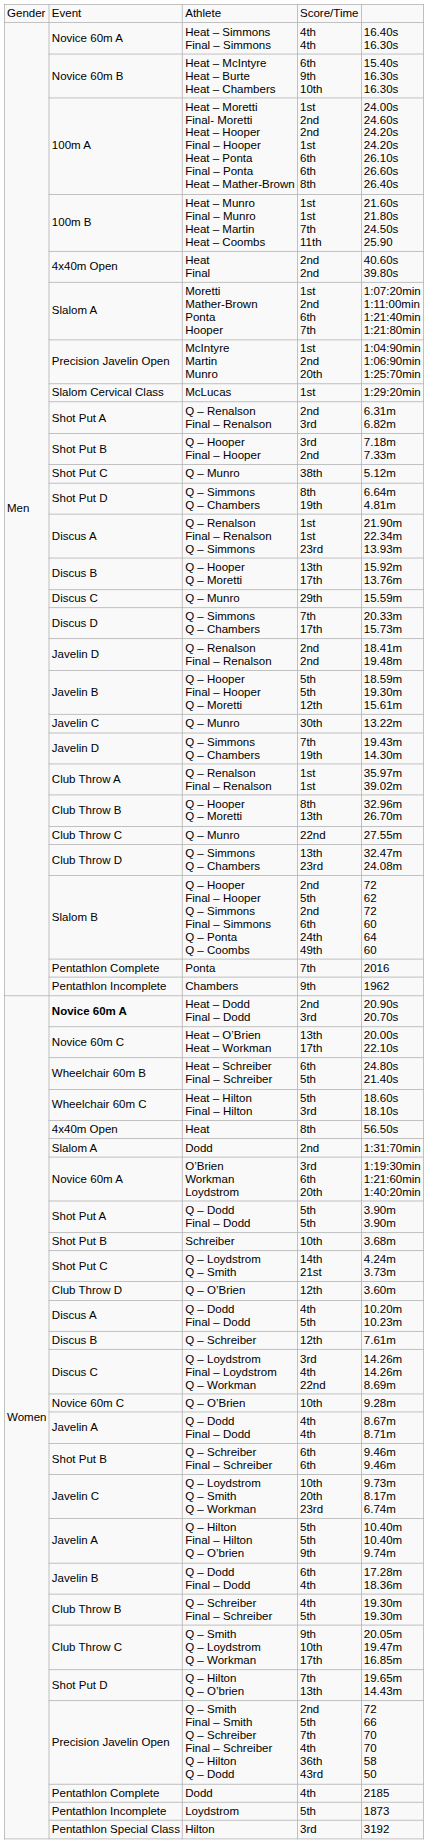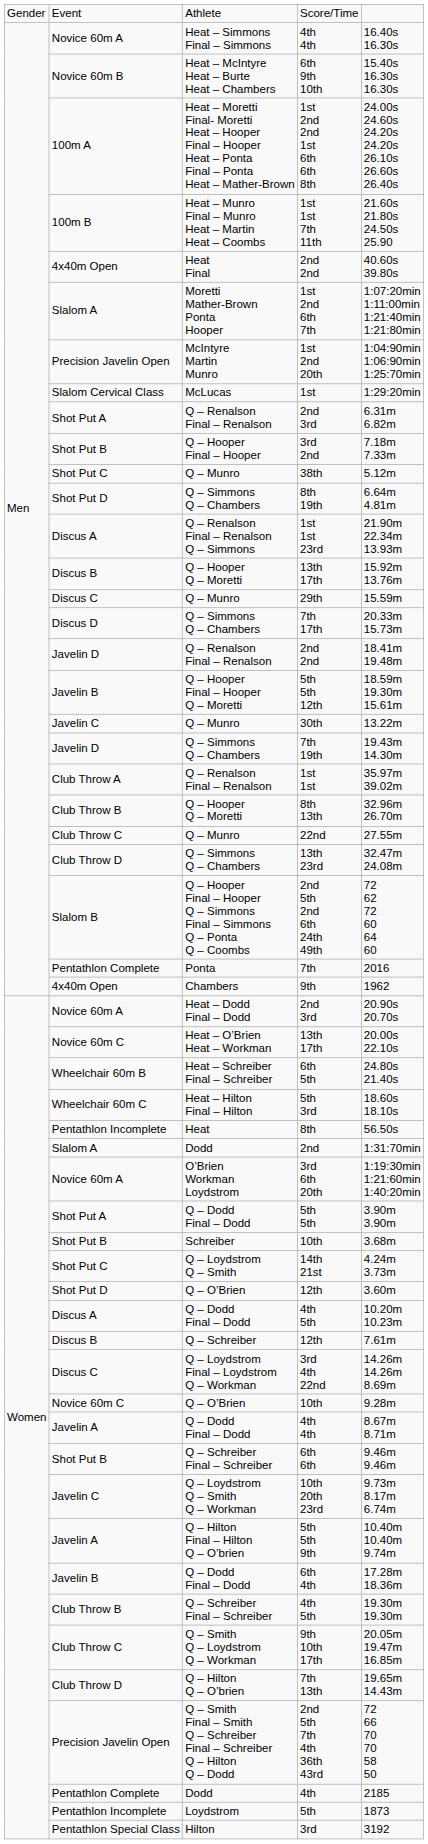(109, 986) Pentathlon Incomplete -> (85, 986) 4x40m Open
(89, 1011) bold -> (87, 1011) normal
(85, 1129) 4x40m Open -> (109, 1129) Pentathlon Incomplete
(87, 1291) Club Throw D -> (80, 1291) Shot Put D
(80, 1685) Shot Put D -> (87, 1685) Club Throw D
